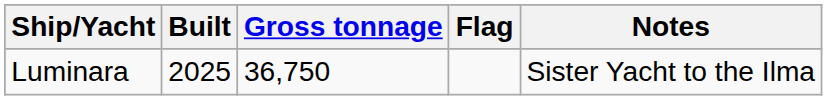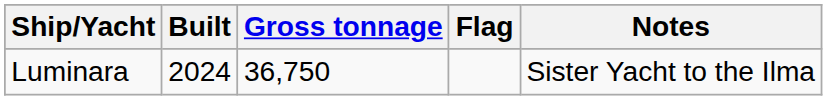(200, 71) 2025 -> (200, 71) 2024
